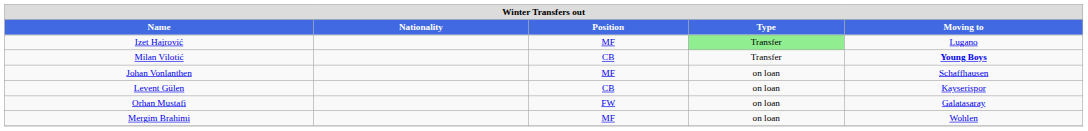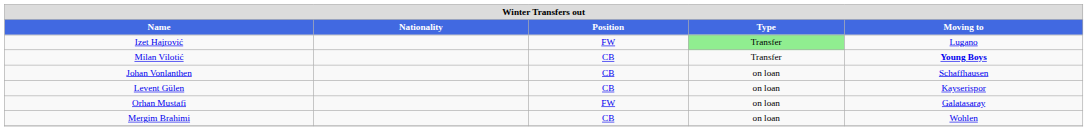(608, 42) MF -> (608, 42) FW
(608, 73) MF -> (608, 73) CB
(608, 118) MF -> (608, 118) CB
